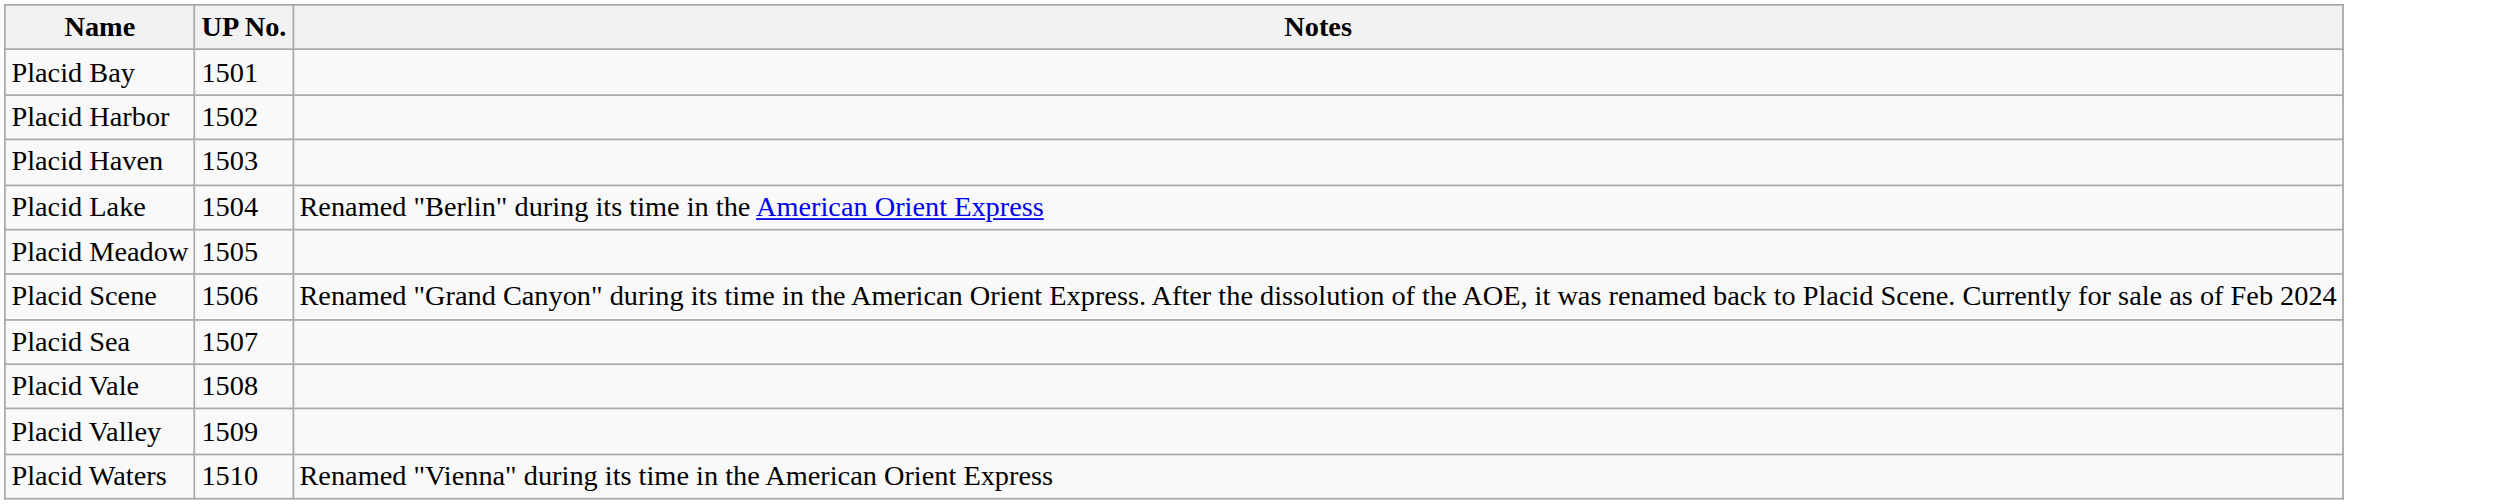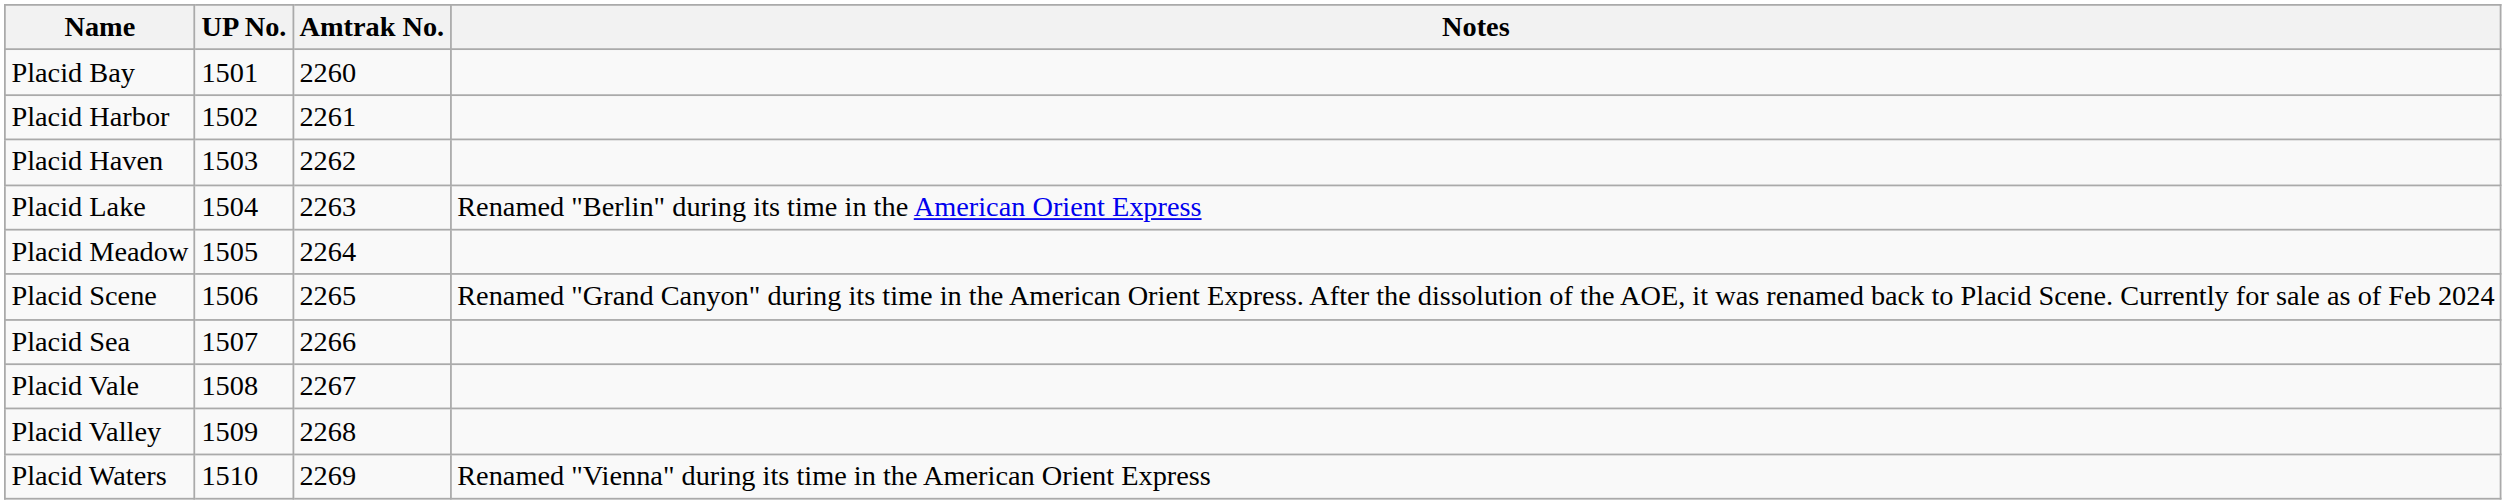+ column: (372, 26)
